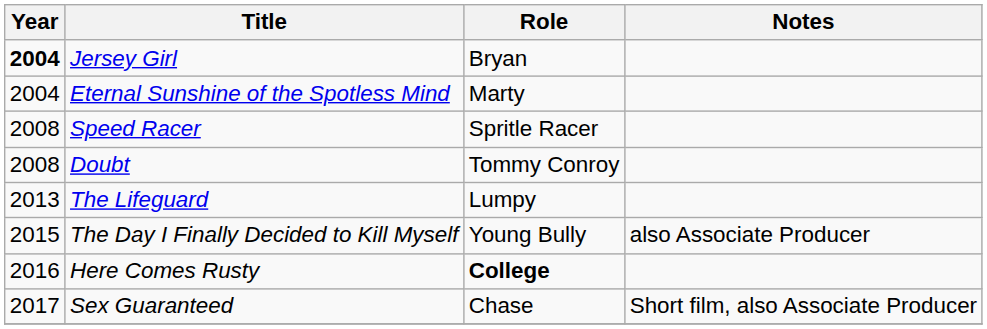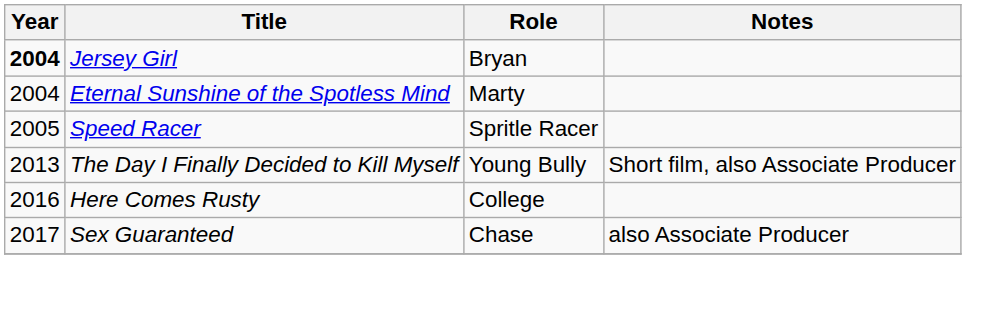(35, 128) 2008 -> (35, 128) 2005
- row: (100, 164)
- row: (139, 199)
(35, 235) 2015 -> (35, 164) 2013
(750, 235) also Associate Producer -> (782, 164) Short film, also Associate Producer
(509, 270) bold -> (507, 199) normal
(803, 306) Short film, also Associate Producer -> (729, 235) also Associate Producer
